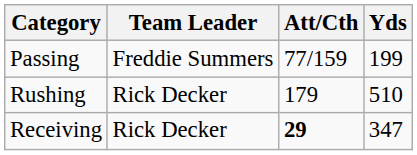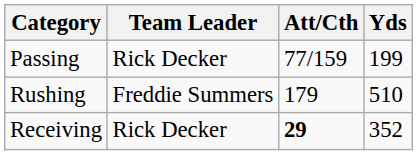(193, 58) Freddie Summers -> (170, 58) Rick Decker
(170, 94) Rick Decker -> (193, 94) Freddie Summers
(386, 130) 347 -> (386, 130) 352
